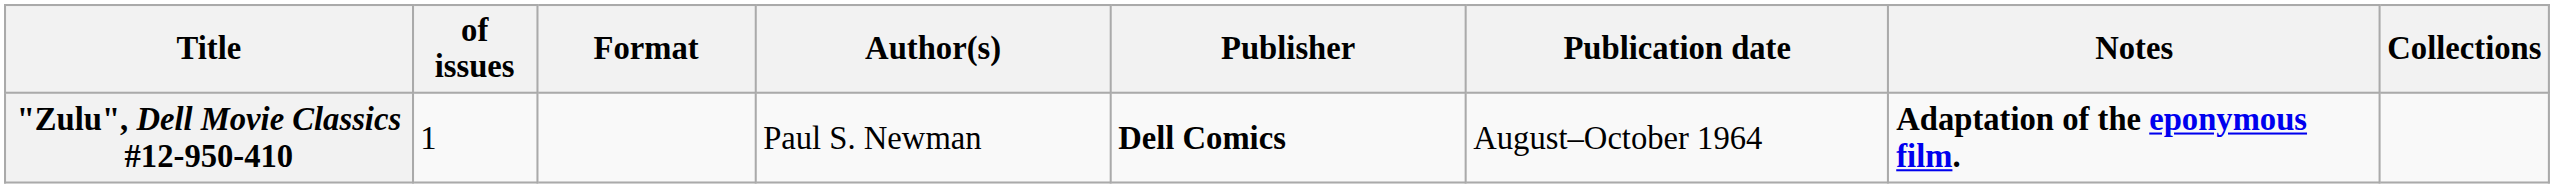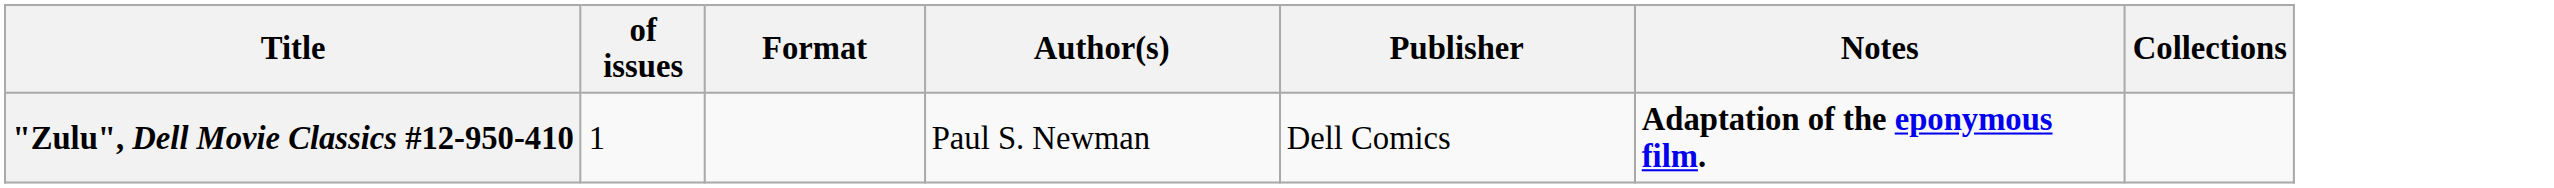- column: (1677, 48)
(1202, 137) bold -> (1369, 137) normal
